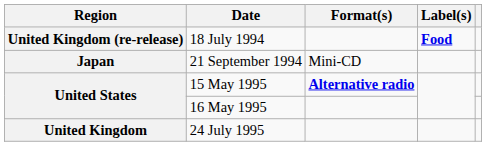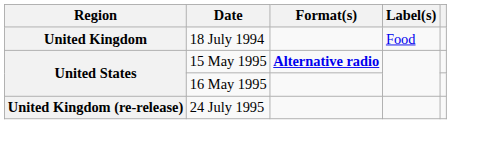(95, 38) United Kingdom (re-release) -> (95, 38) United Kingdom
(437, 38) bold -> (401, 38) normal
- row: (246, 61)
(95, 130) United Kingdom -> (95, 107) United Kingdom (re-release)
